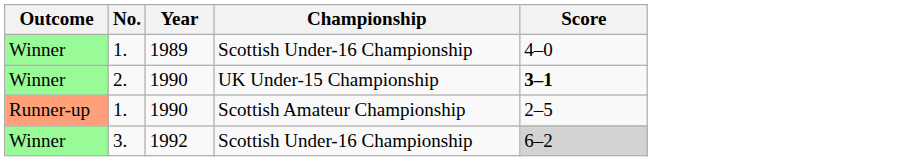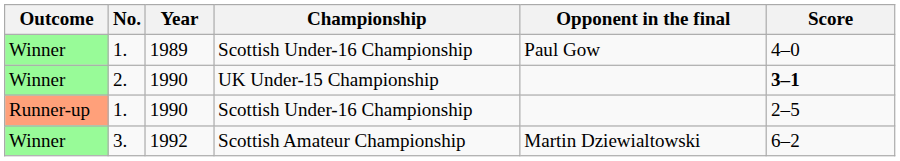+ column: (643, 19)
(342, 110) Scottish Amateur Championship -> (345, 110) Scottish Under-16 Championship
(345, 140) Scottish Under-16 Championship -> (342, 140) Scottish Amateur Championship
(539, 140) lightgrey background -> (785, 140) no background
